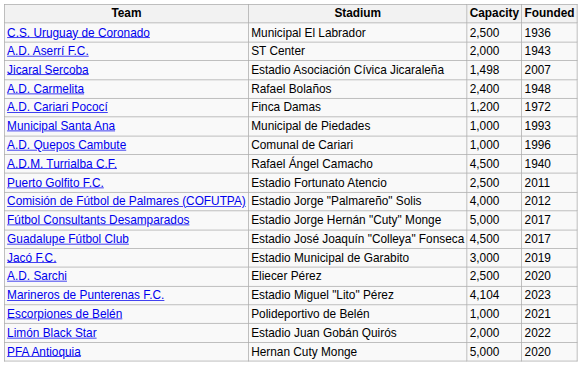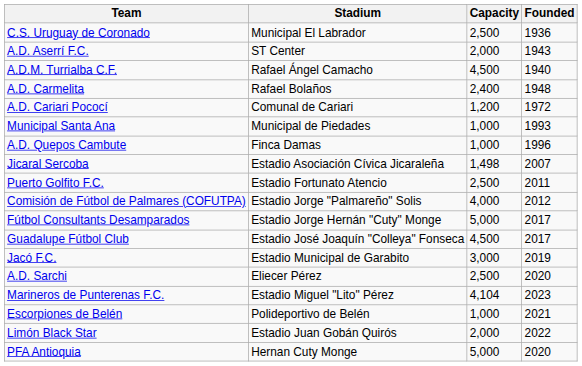rows swapped: (62, 164) <-> (48, 70)
(286, 107) Finca Damas -> (302, 107) Comunal de Cariari
(302, 145) Comunal de Cariari -> (286, 145) Finca Damas
